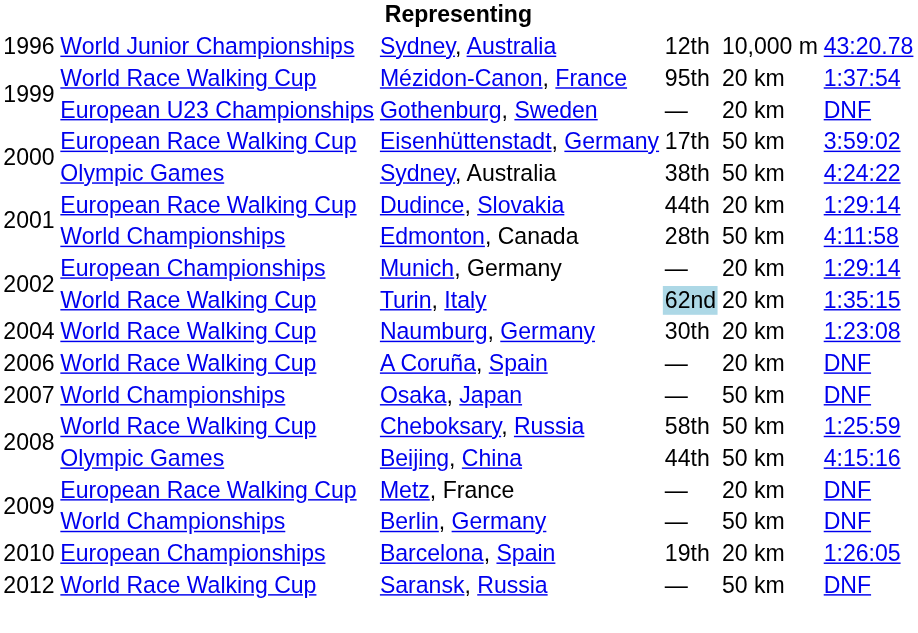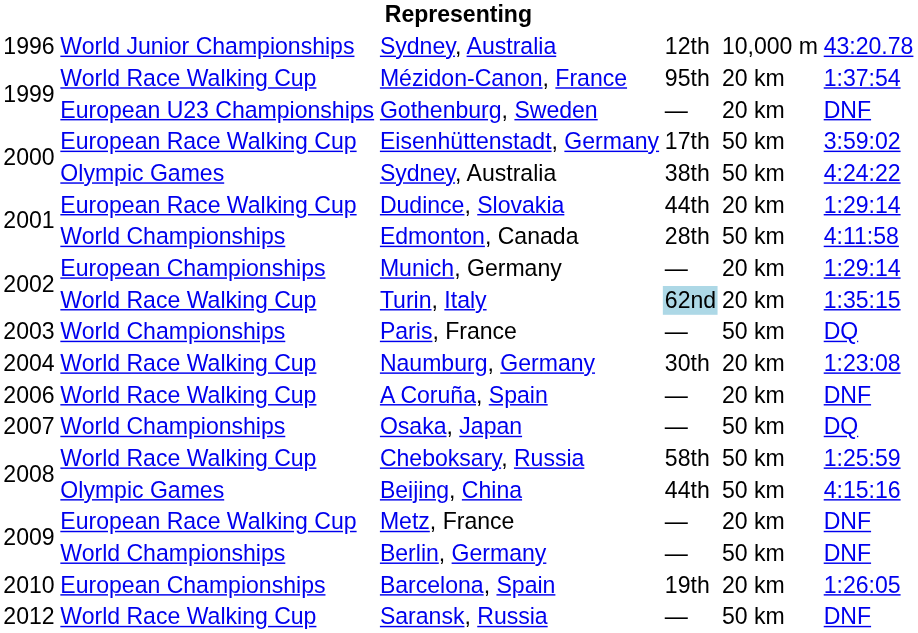+ row: (29, 331)
(847, 395) DNF -> (841, 426) DQ
